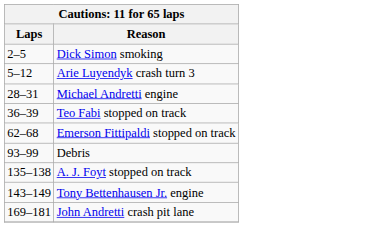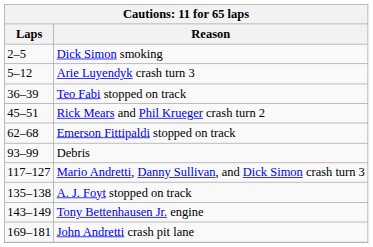- row: (117, 93)
+ row: (161, 113)
+ row: (211, 172)
